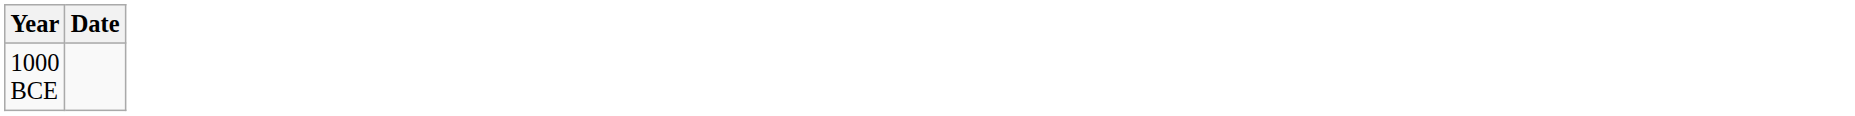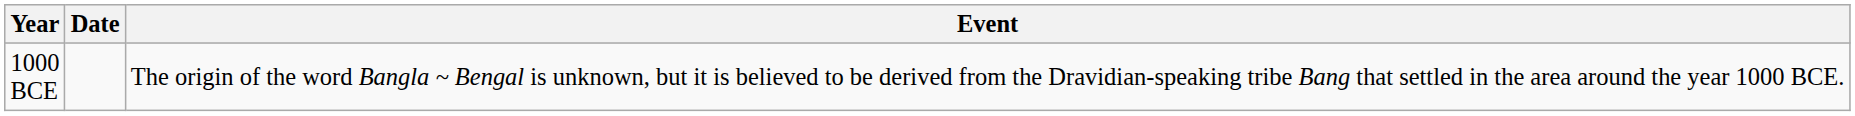+ column: (988, 23)
